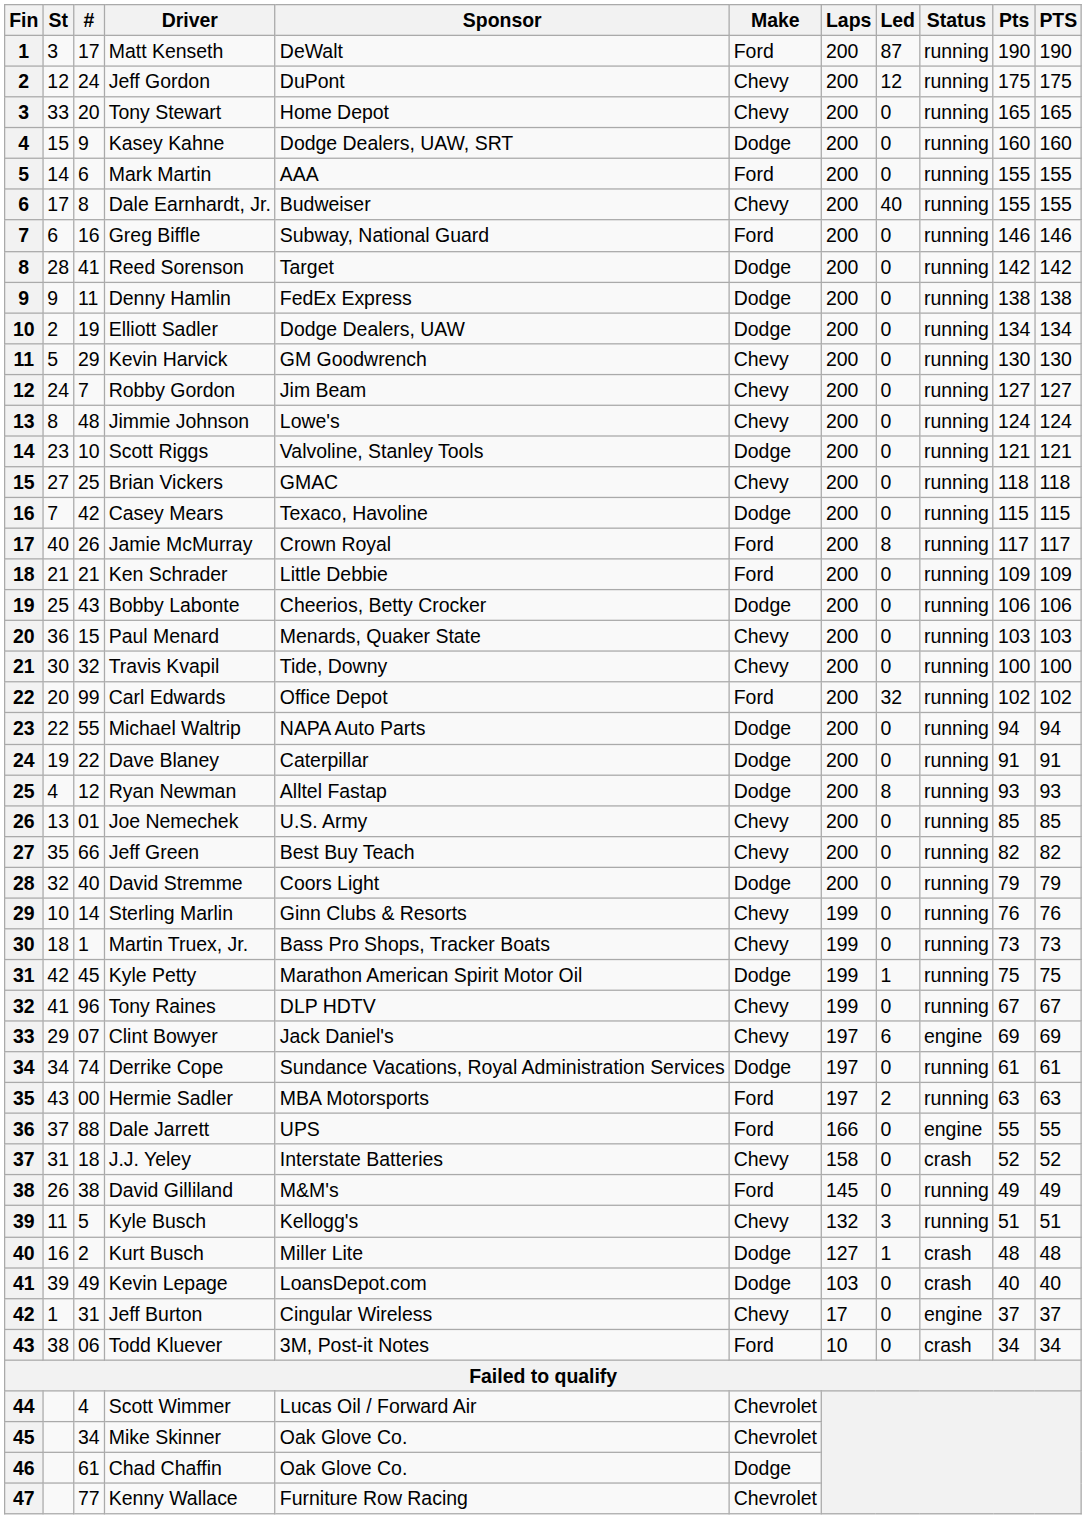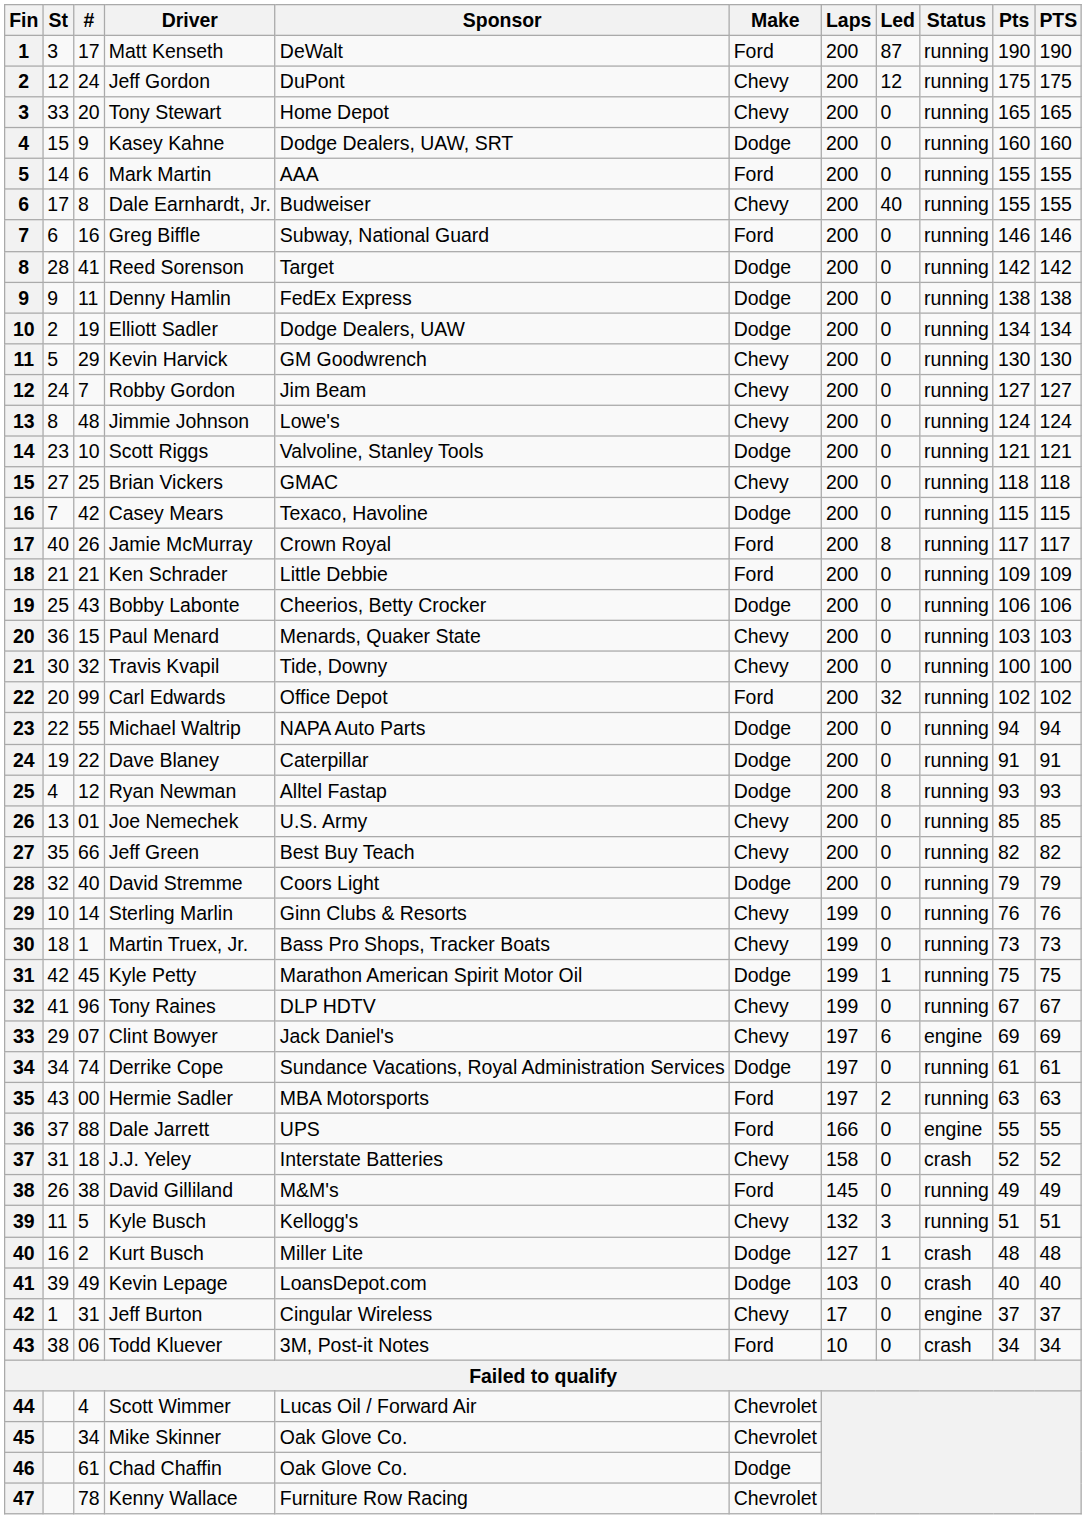(89, 1499) 77 -> (89, 1499) 78
